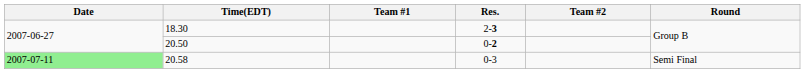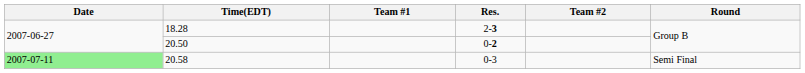(177, 28) 18.30 -> (177, 28) 18.28
